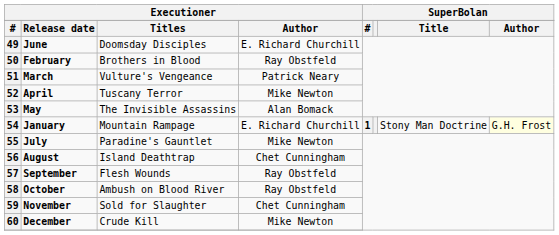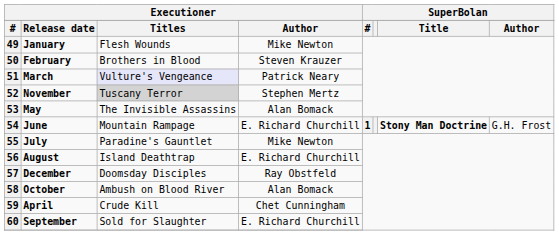(35, 45) June -> (44, 45) January
(153, 45) Doomsday Disciples -> (135, 45) Flesh Wounds
(300, 45) E. Richard Churchill -> (300, 45) Mike Newton
(300, 61) Ray Obstfeld -> (300, 61) Steven Krauzer
(156, 77) no background -> (156, 77) lavender background
(38, 93) April -> (47, 93) November
(141, 93) no background -> (141, 93) lightgrey background
(300, 93) Mike Newton -> (300, 93) Stephen Mertz
(44, 125) January -> (35, 125) June
(434, 125) normal -> (434, 125) bold
(521, 125) lightyellow background -> (521, 125) no background
(300, 157) Chet Cunningham -> (300, 157) E. Richard Churchill
(50, 173) September -> (47, 173) December
(135, 173) Flesh Wounds -> (153, 173) Doomsday Disciples
(300, 190) Ray Obstfeld -> (300, 190) Alan Bomack
(47, 206) November -> (38, 206) April
(153, 206) Sold for Slaughter -> (129, 206) Crude Kill
(47, 222) December -> (50, 222) September
(129, 222) Crude Kill -> (153, 222) Sold for Slaughter
(300, 222) Mike Newton -> (300, 222) E. Richard Churchill
